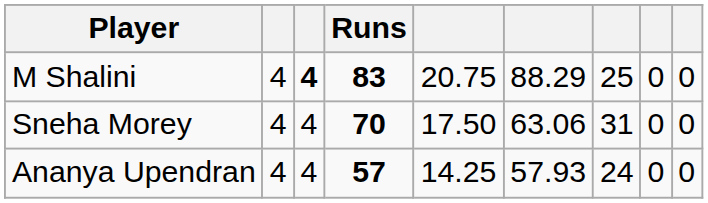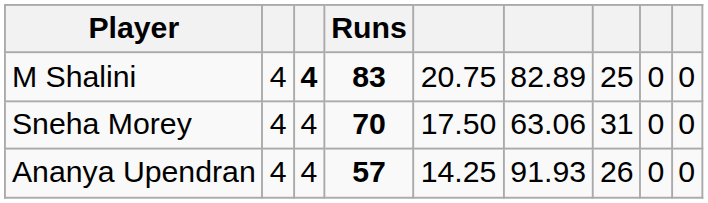(548, 76) 88.29 -> (548, 76) 82.89
(548, 172) 57.93 -> (548, 172) 91.93
(617, 172) 24 -> (617, 172) 26
